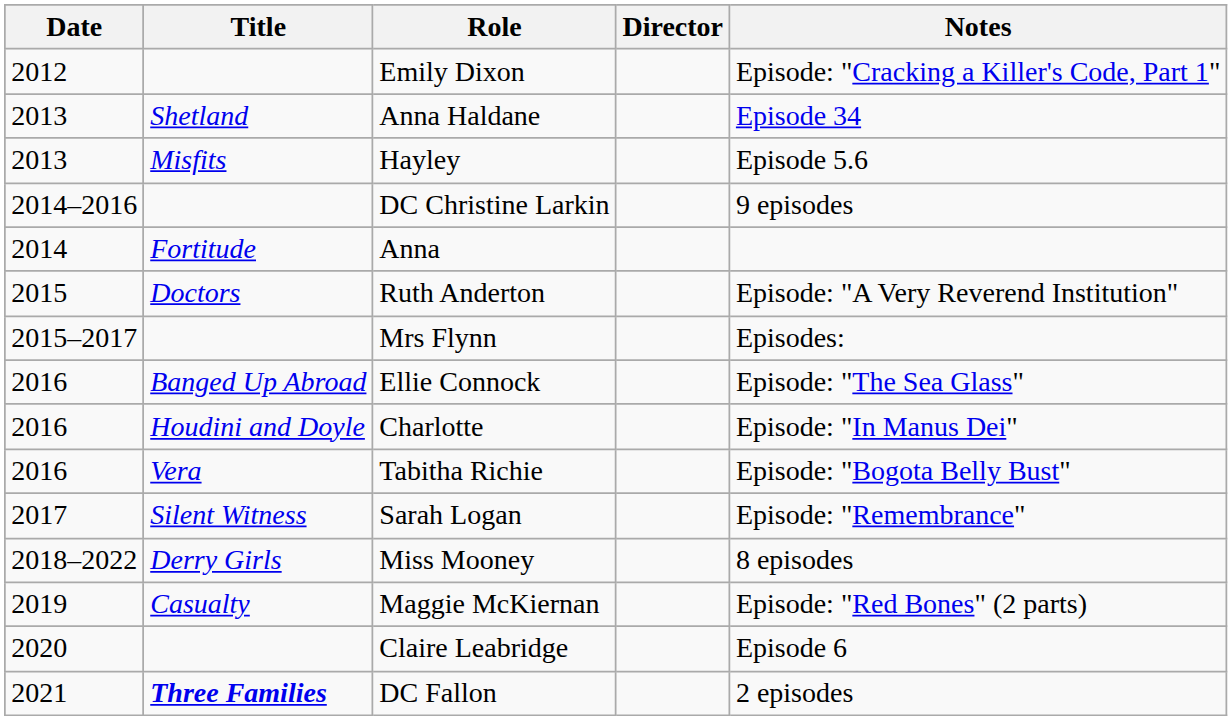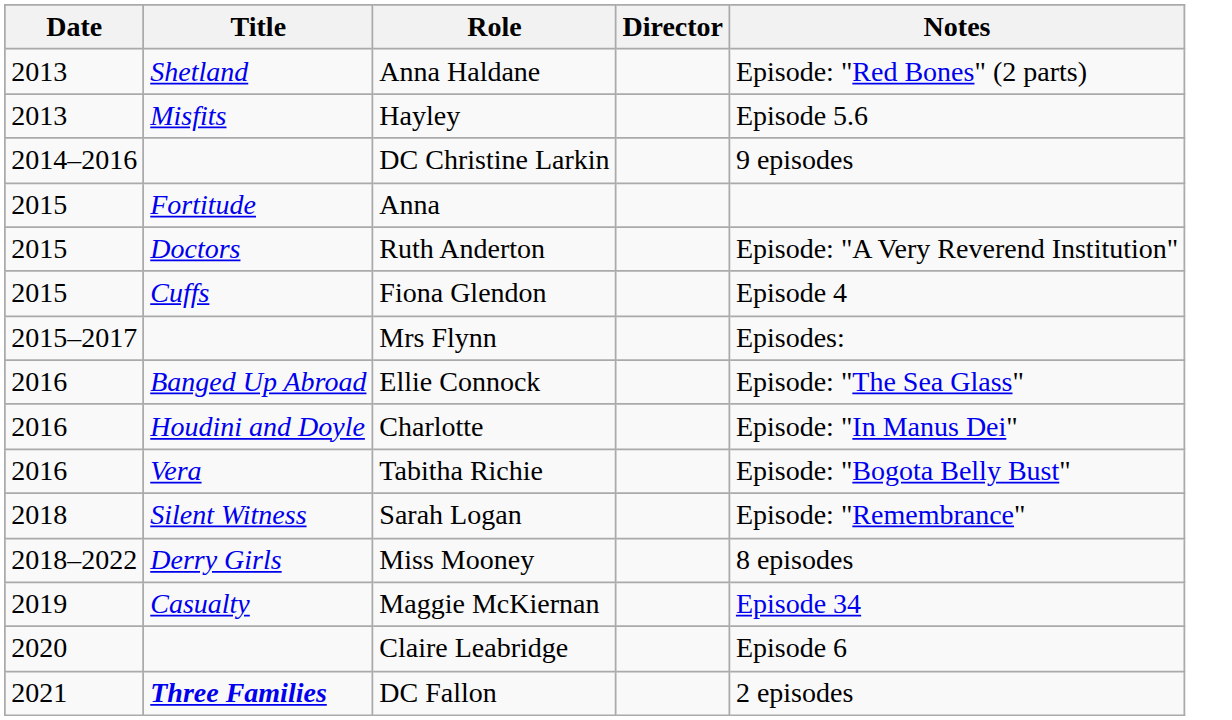- row: (452, 71)
(799, 115) Episode 34 -> (911, 71) Episode: "Red Bones" (2 parts)
(39, 248) 2014 -> (39, 204) 2015
+ row: (463, 293)
(39, 515) 2017 -> (39, 515) 2018
(911, 603) Episode: "Red Bones" (2 parts) -> (799, 603) Episode 34
